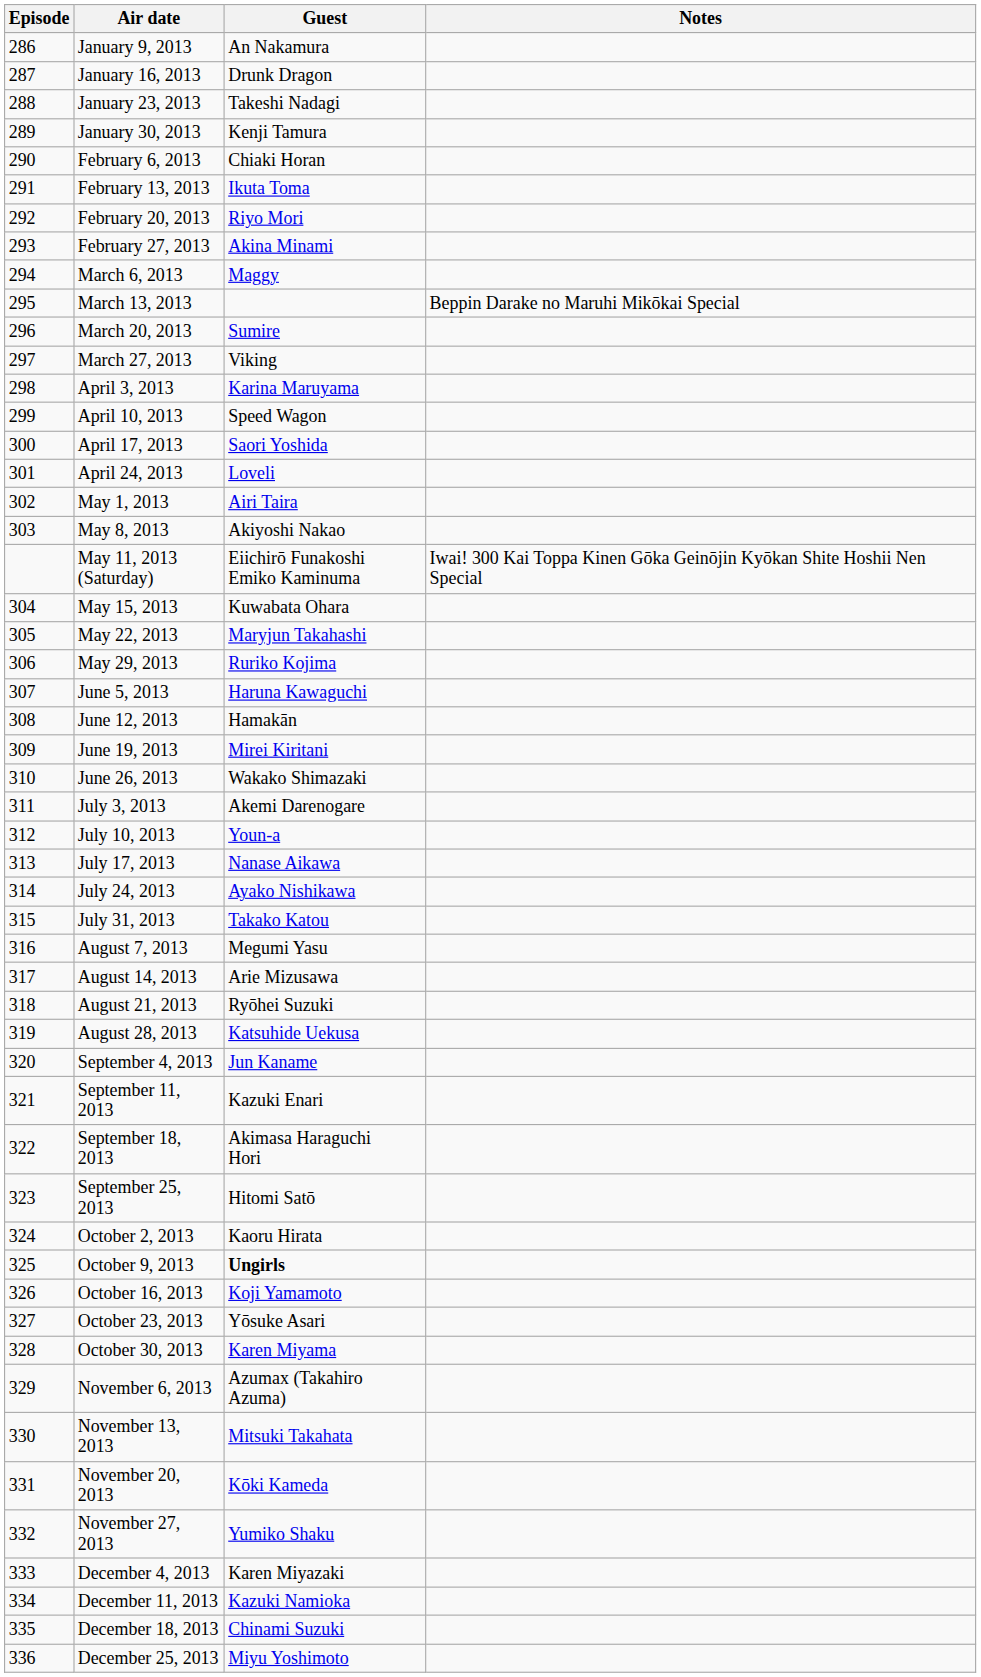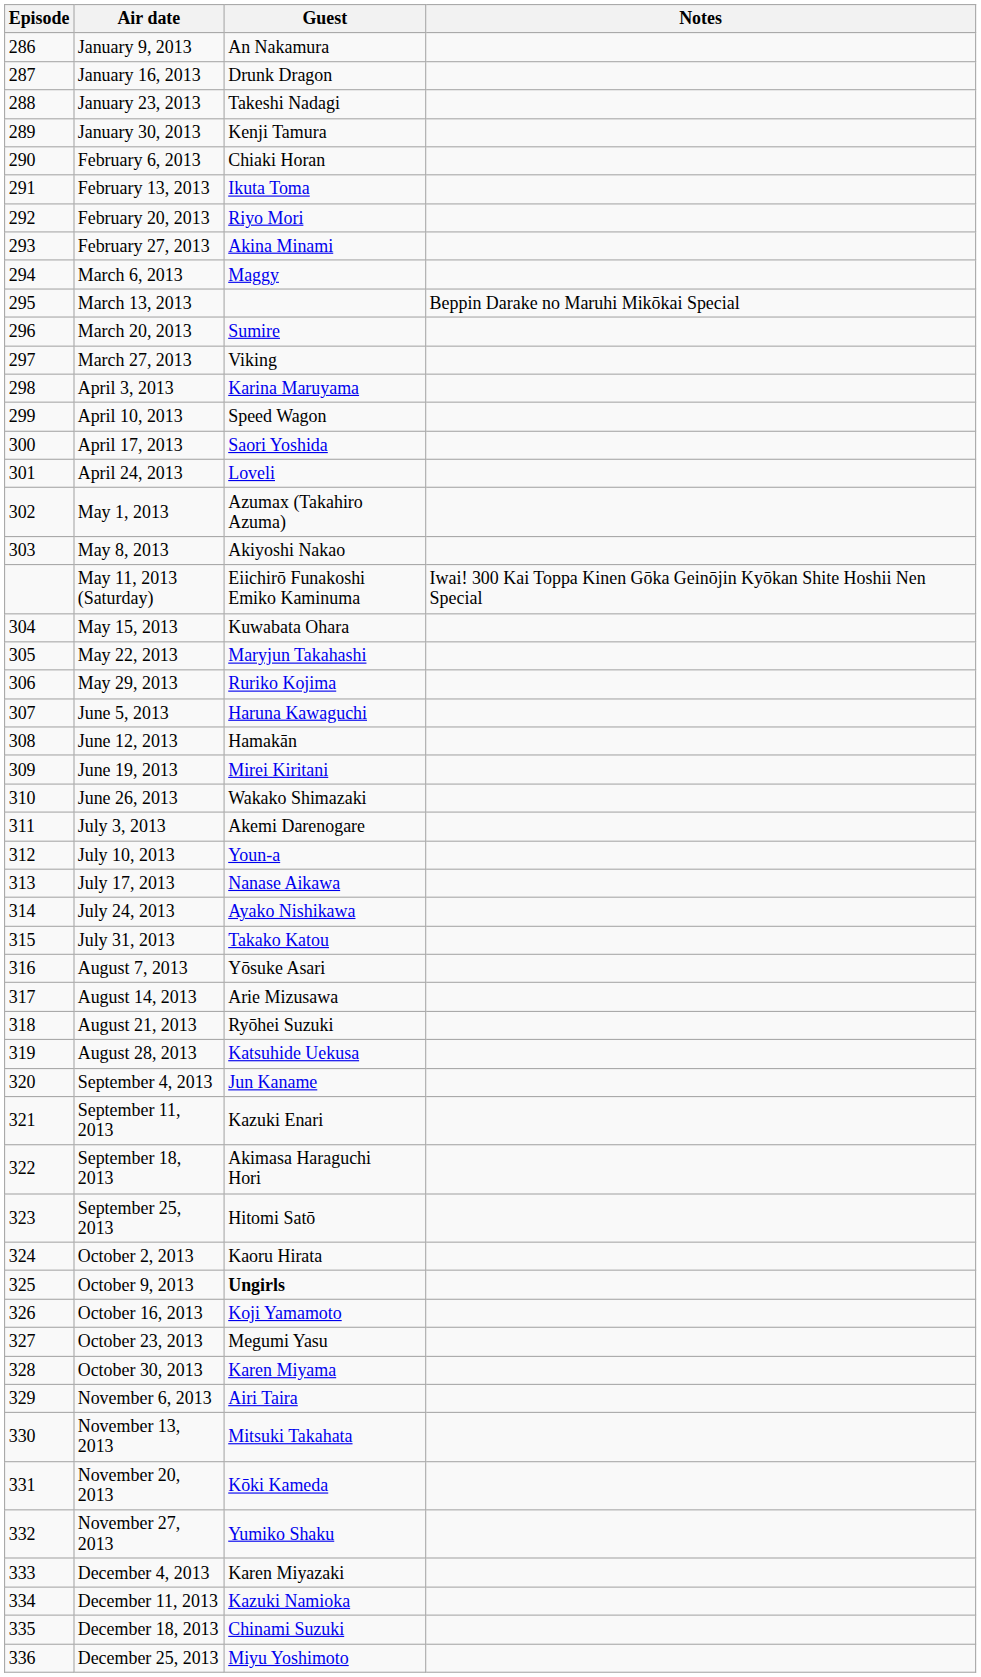(263, 501) Airi Taira -> (296, 511) Azumax (Takahiro Azuma)
(278, 948) Megumi Yasu -> (277, 968) Yōsuke Asari
(277, 1321) Yōsuke Asari -> (278, 1341) Megumi Yasu
(296, 1388) Azumax (Takahiro Azuma) -> (263, 1398) Airi Taira
